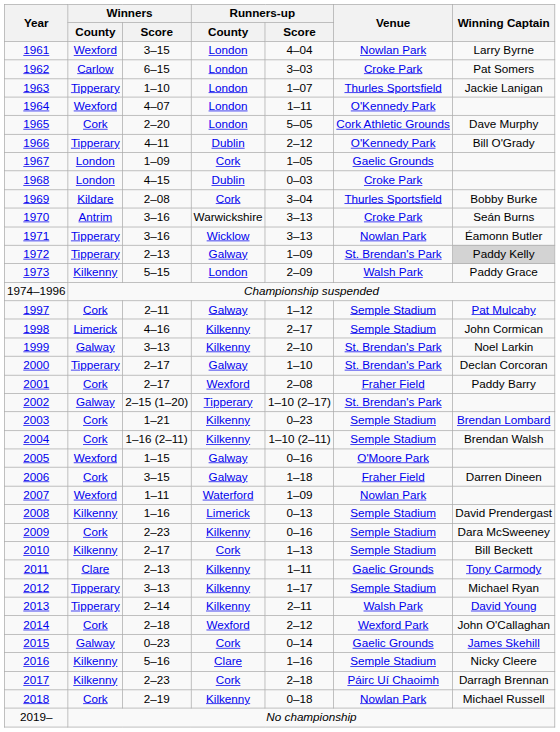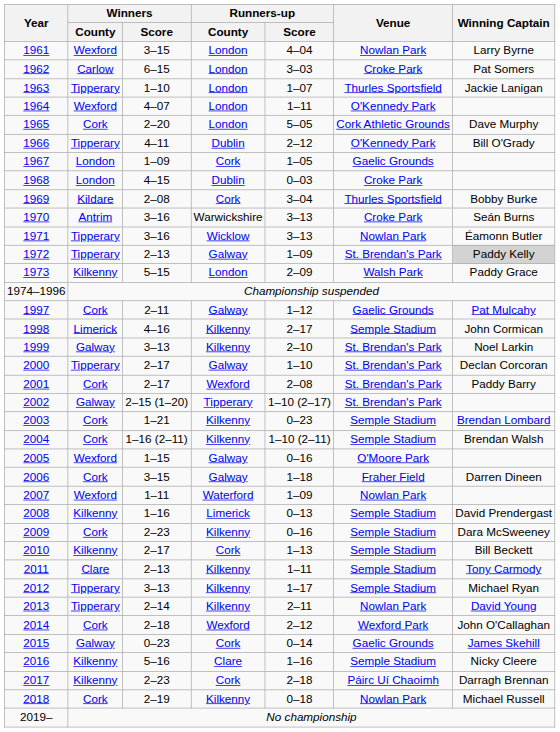(393, 310) Semple Stadium -> (393, 310) Gaelic Grounds
(393, 384) Fraher Field -> (393, 384) St. Brendan's Park
(393, 569) Gaelic Grounds -> (393, 569) Semple Stadium
(393, 606) Walsh Park -> (393, 606) Nowlan Park
